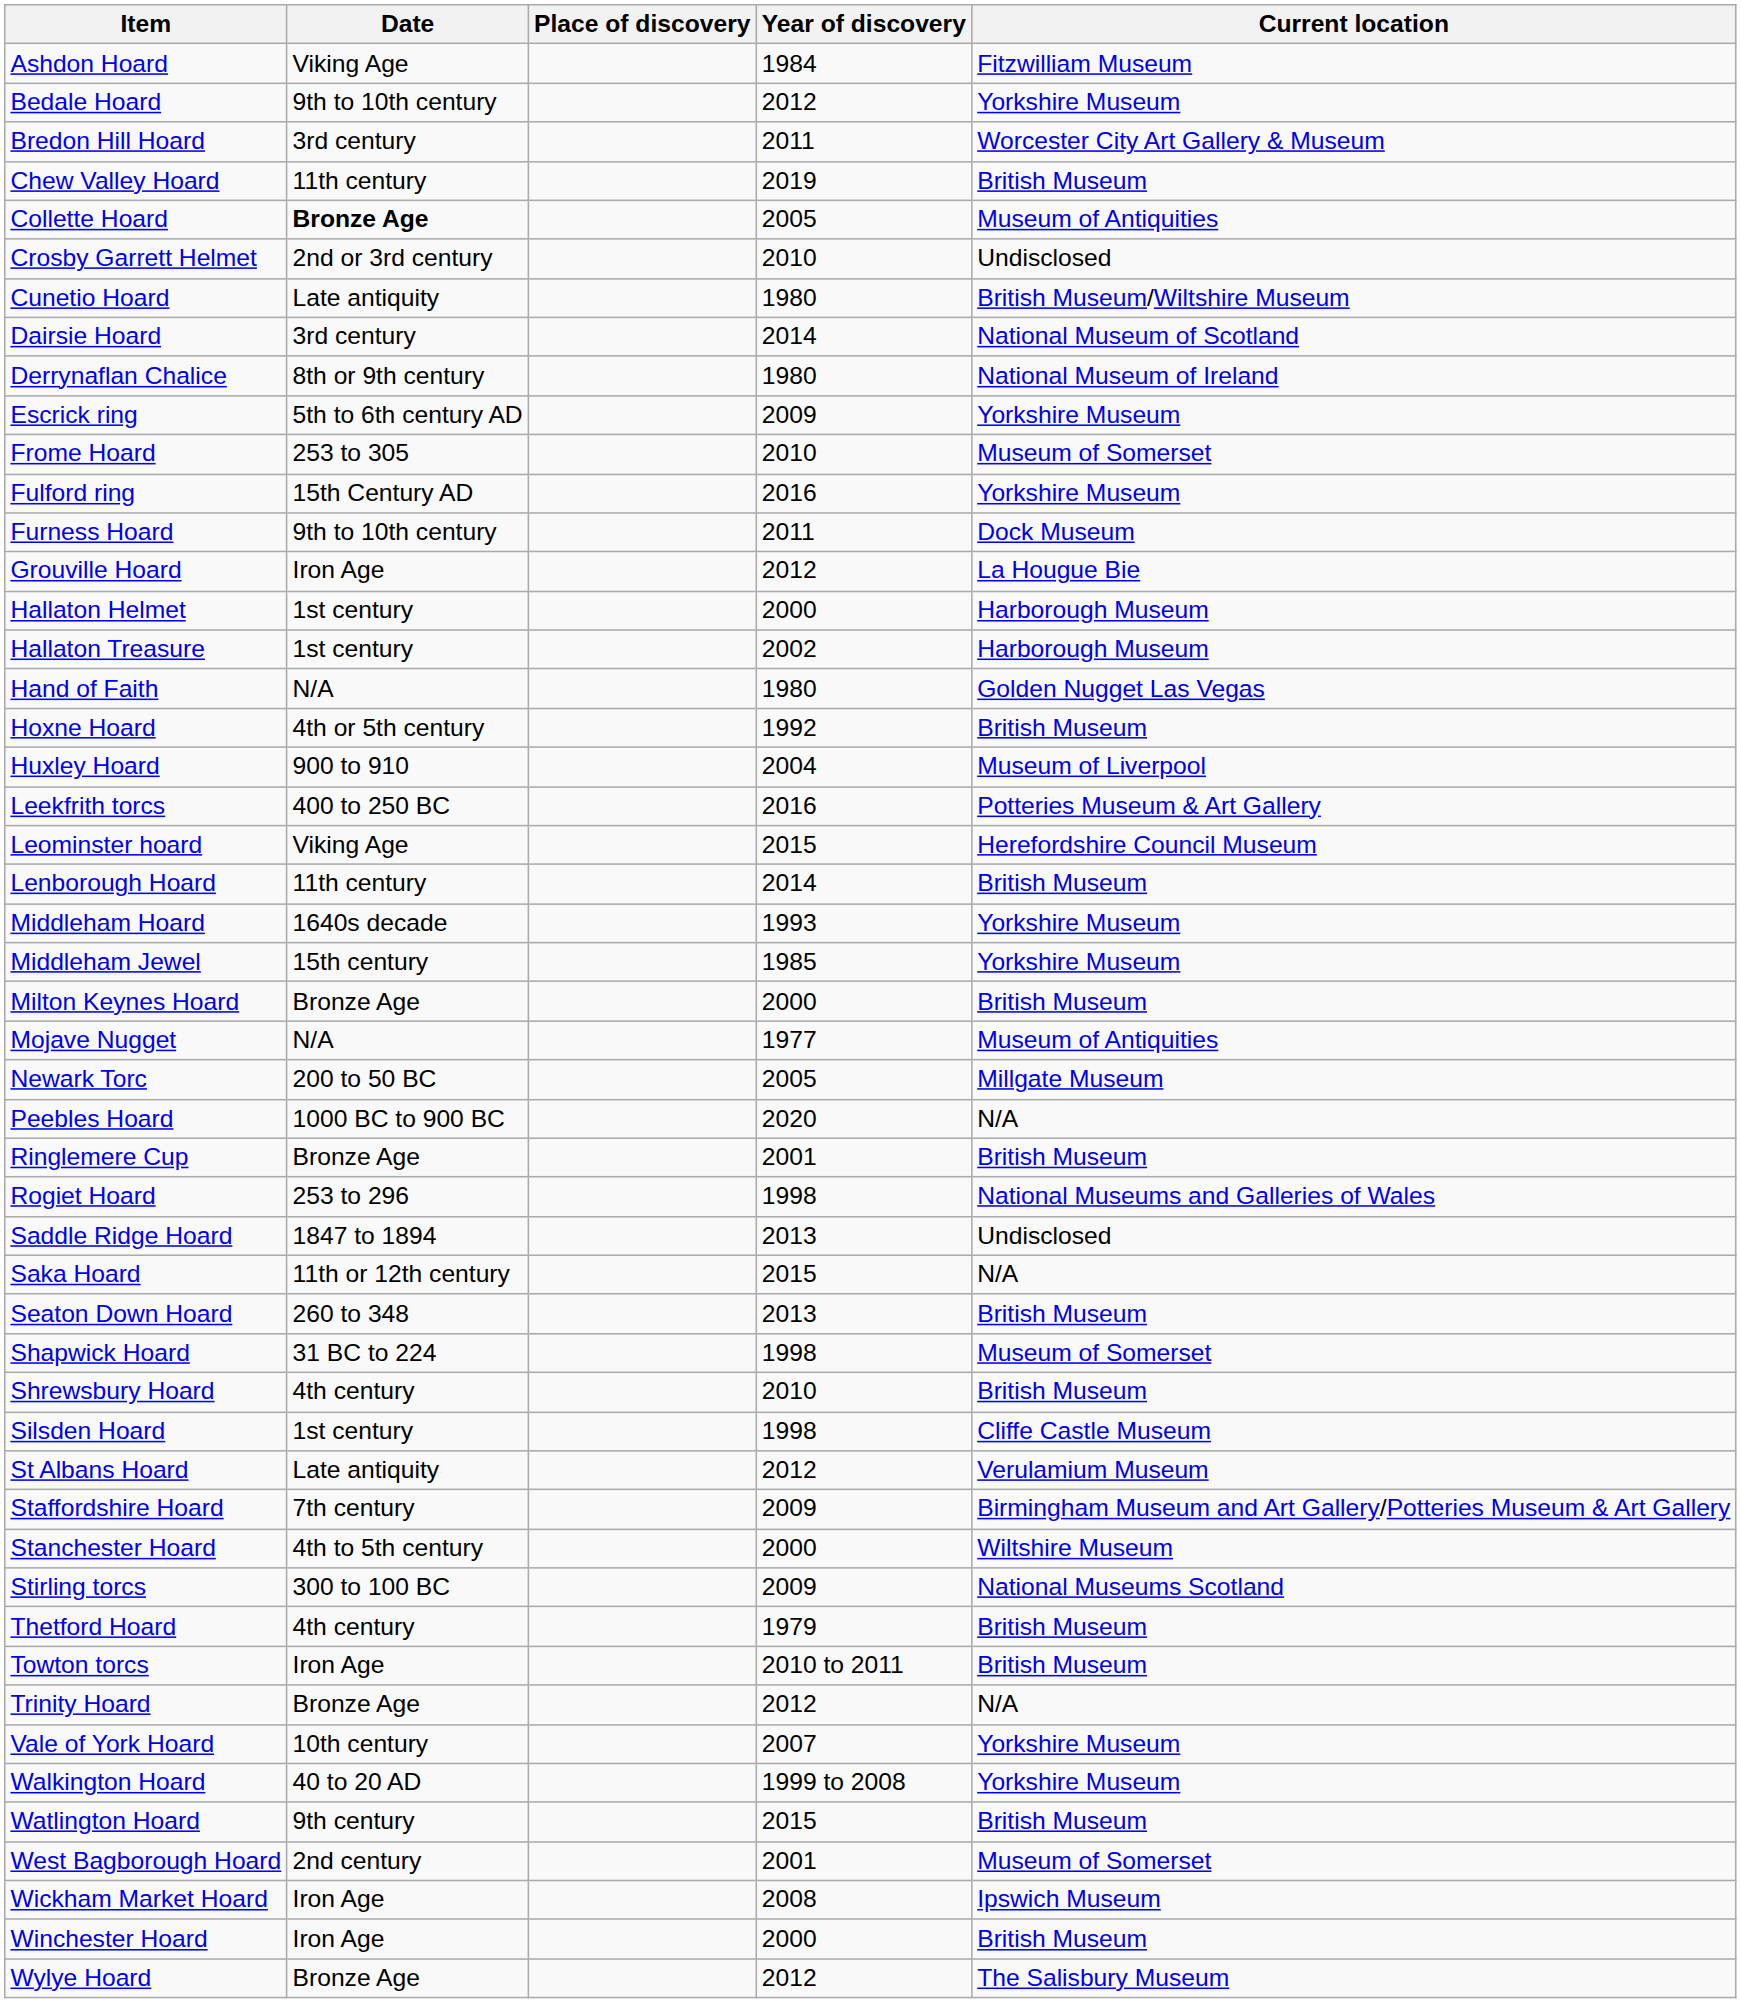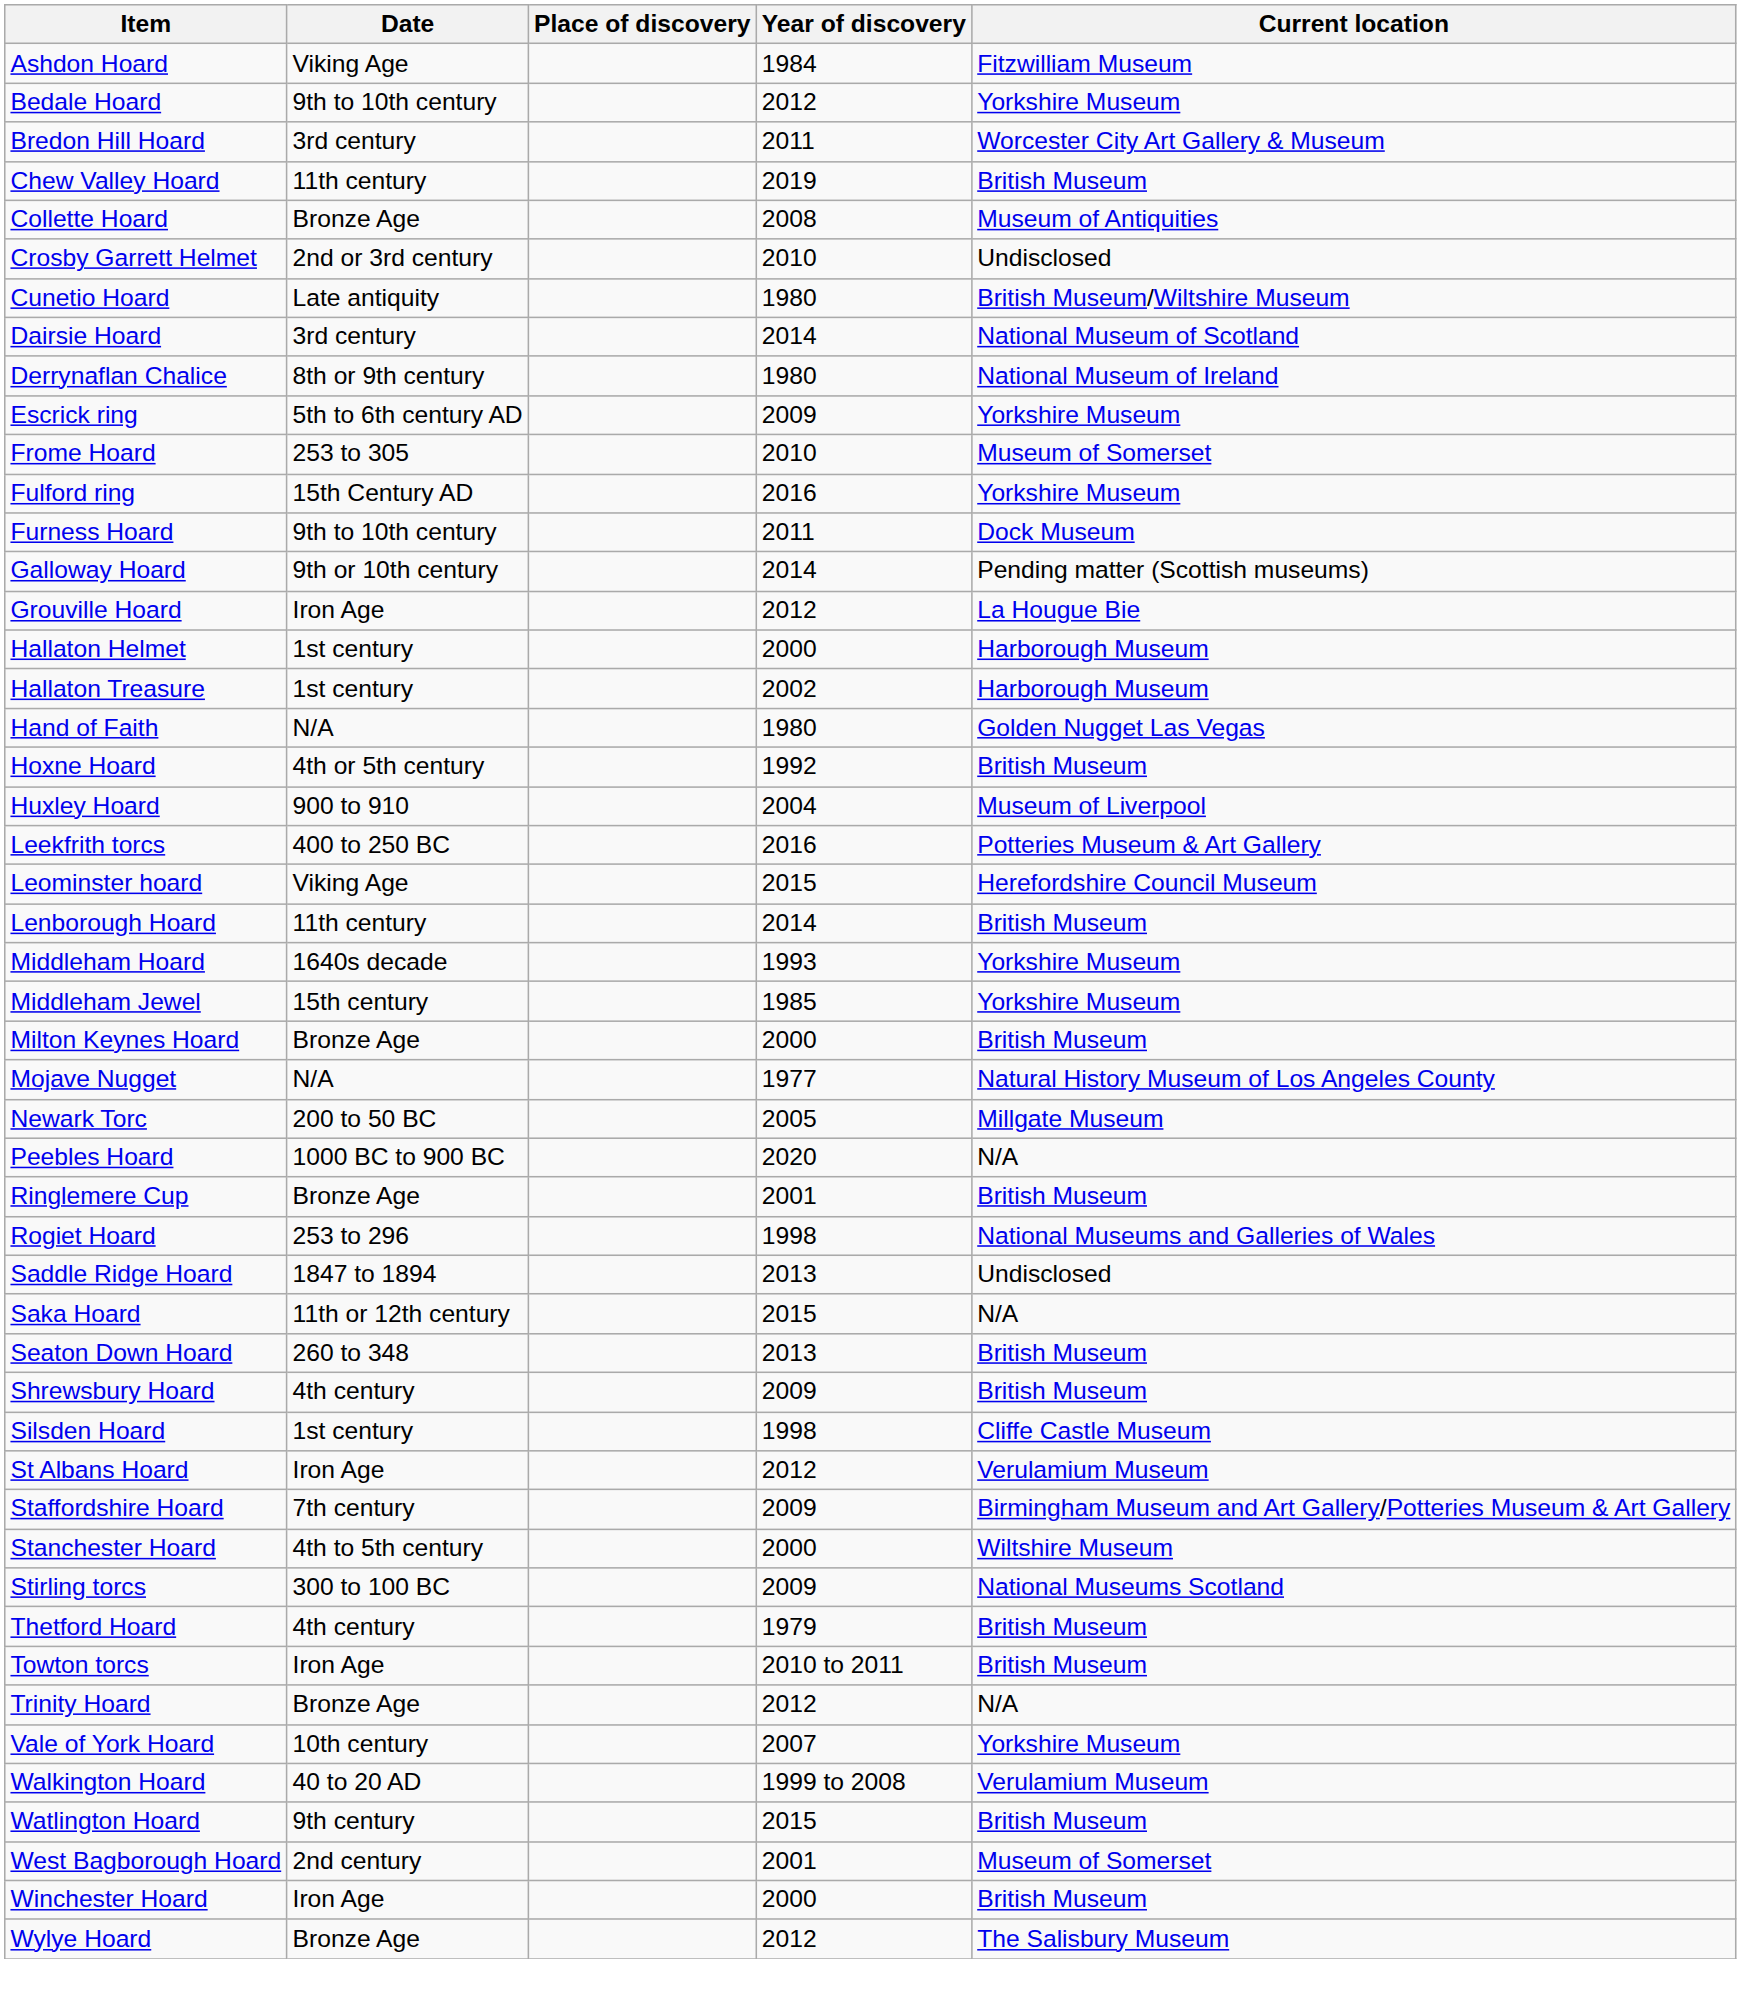(361, 219) bold -> (356, 219) normal
(789, 219) 2005 -> (789, 219) 2008
+ row: (98, 571)
(1098, 1040) Museum of Antiquities -> (1236, 1079) Natural History Museum of Los Angeles County
- row: (100, 1352)
(789, 1391) 2010 -> (789, 1391) 2009
(366, 1469) Late antiquity -> (338, 1469) Iron Age
(1079, 1782) Yorkshire Museum -> (1093, 1782) Verulamium Museum
- row: (139, 1899)
